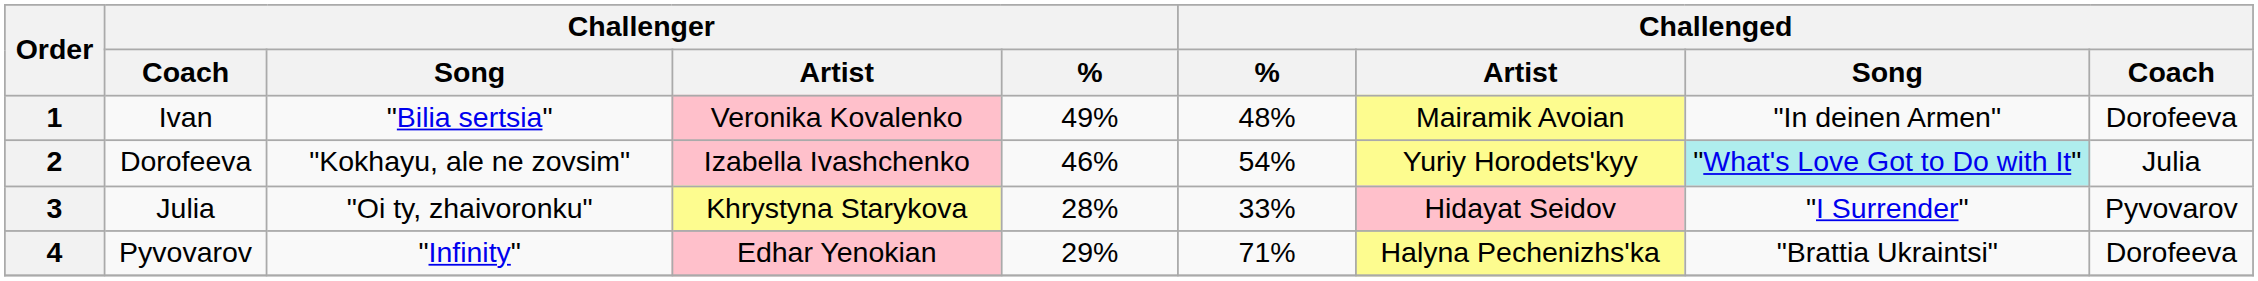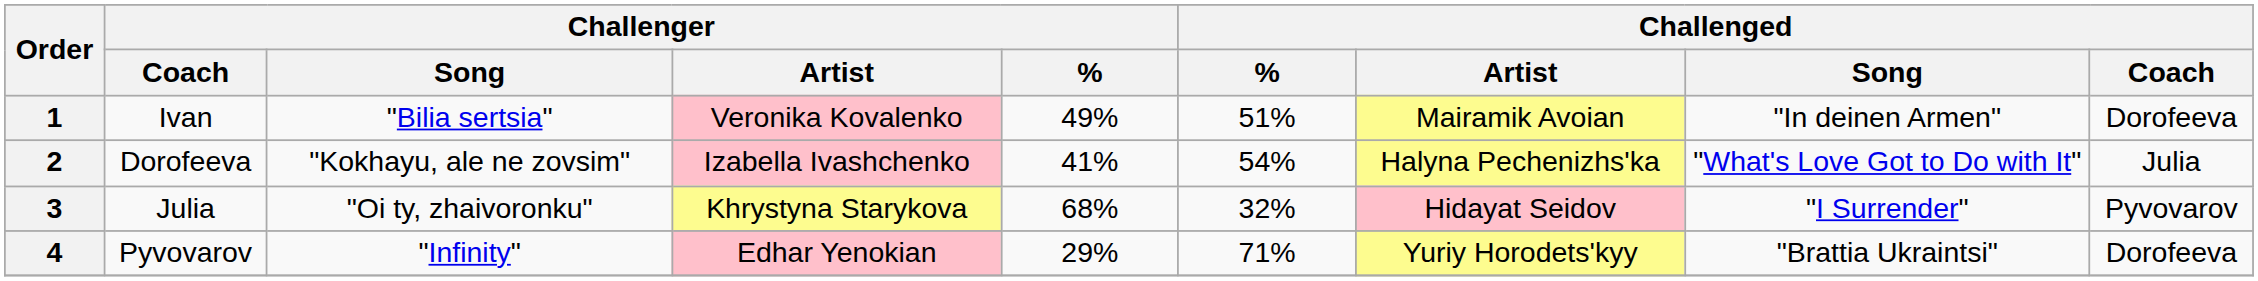(1267, 117) 48% -> (1267, 117) 51%
(1090, 162) 46% -> (1090, 162) 41%
(1520, 162) Yuriy Horodets'kyy -> (1520, 162) Halyna Pechenizhs'ka
(1887, 162) paleturquoise background -> (1887, 162) no background
(1090, 207) 28% -> (1090, 207) 68%
(1267, 207) 33% -> (1267, 207) 32%
(1520, 252) Halyna Pechenizhs'ka -> (1520, 252) Yuriy Horodets'kyy
